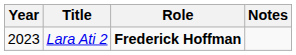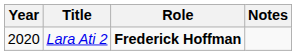(24, 38) 2023 -> (24, 38) 2020
